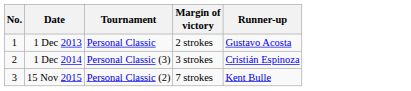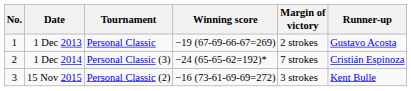+ column: (225, 19)
(194, 60) 3 strokes -> (299, 60) 7 strokes
(194, 77) 7 strokes -> (299, 77) 3 strokes
